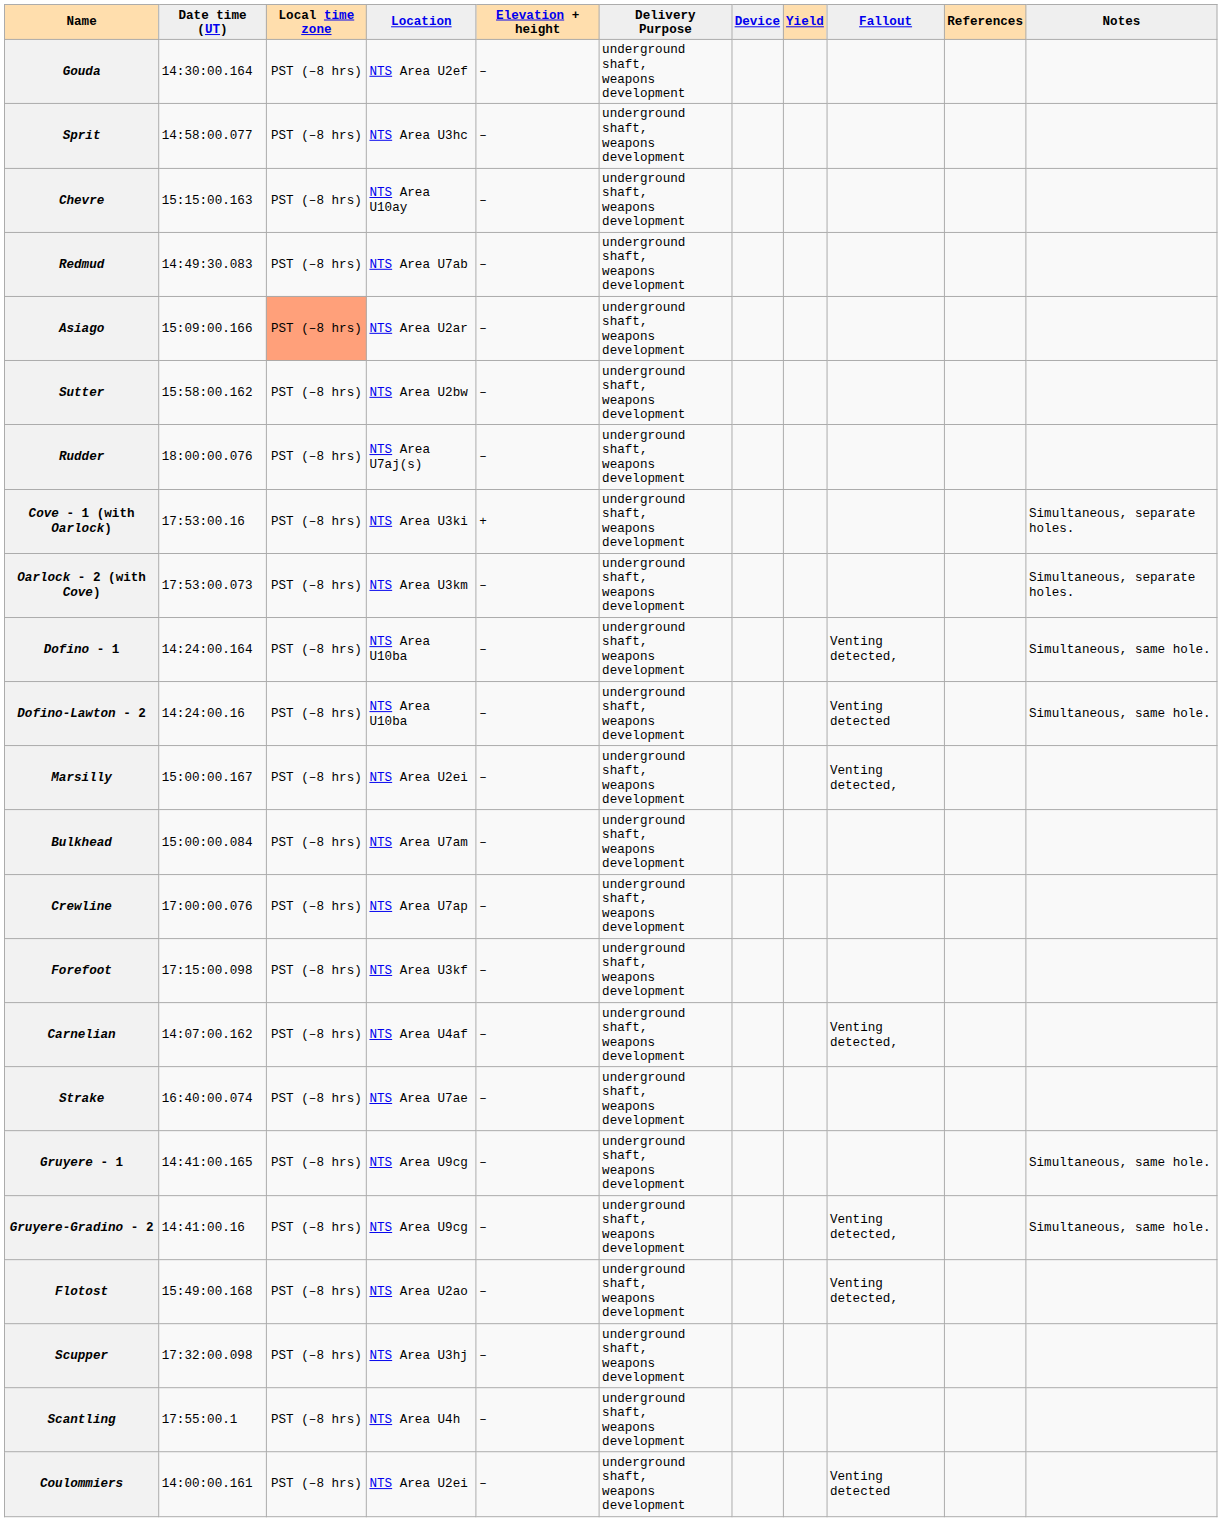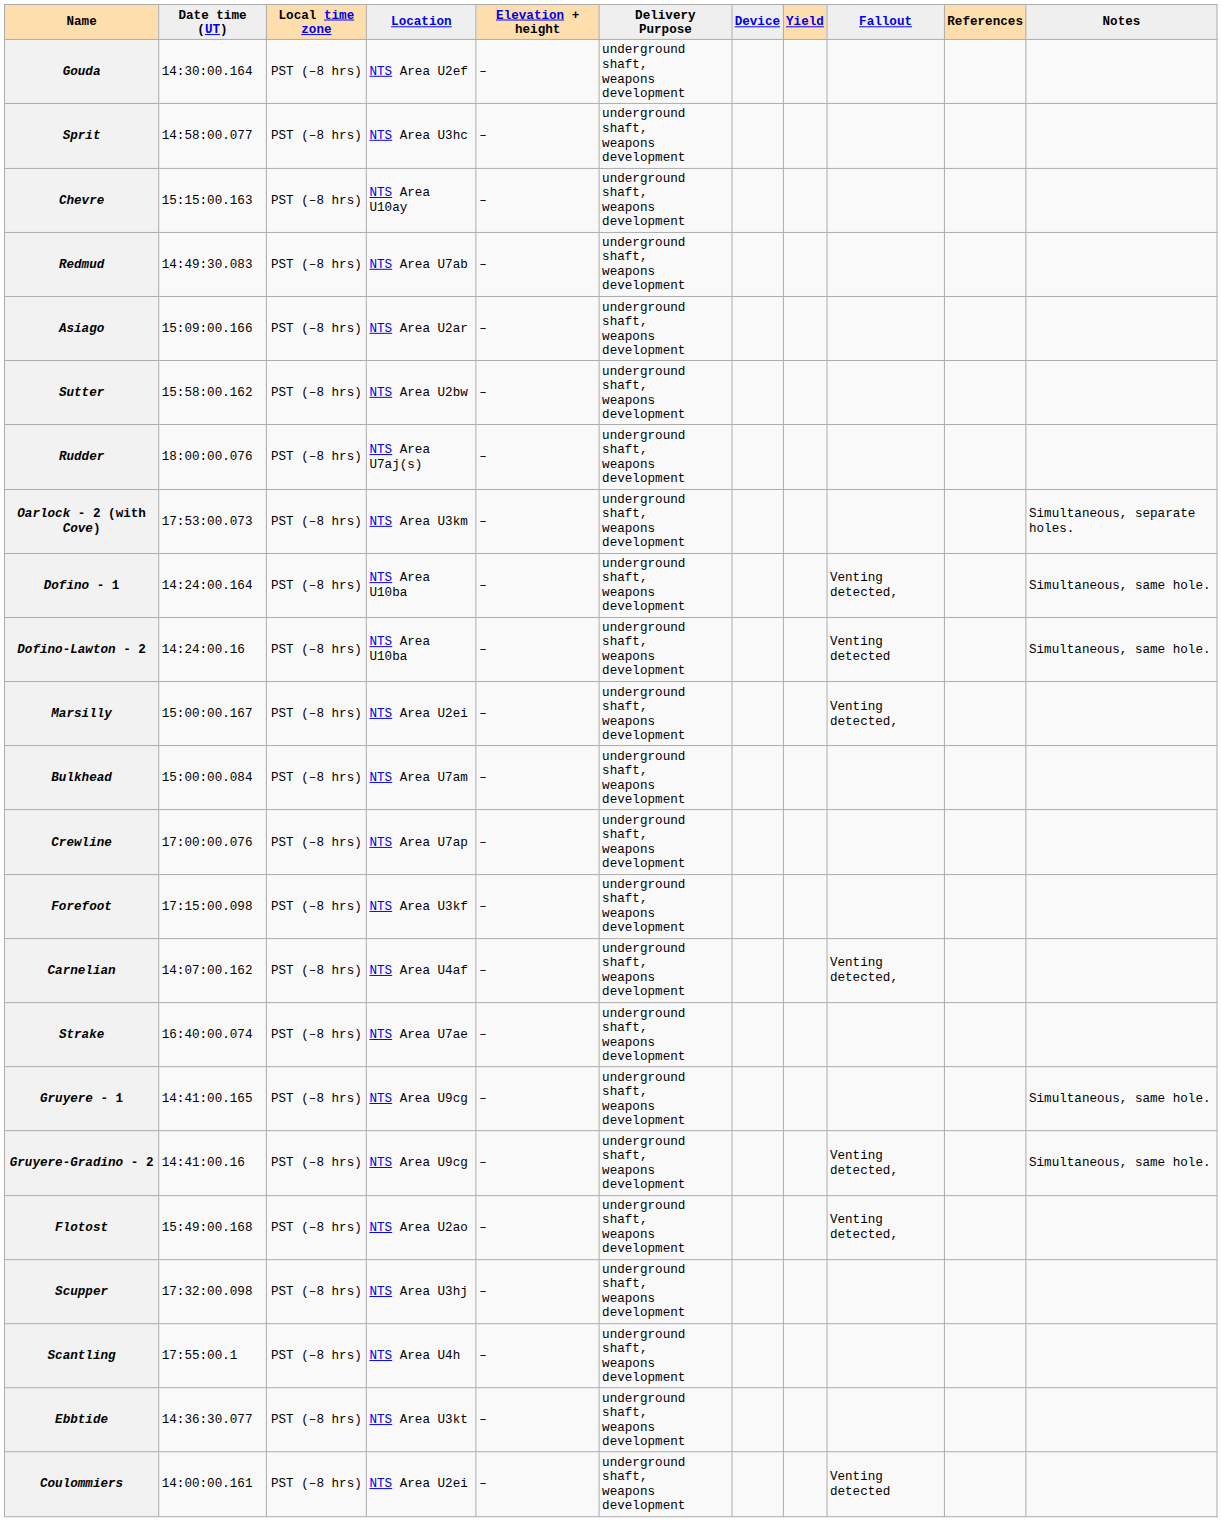(316, 328) lightsalmon background -> (316, 328) no background
- row: (82, 521)
+ row: (82, 1420)
